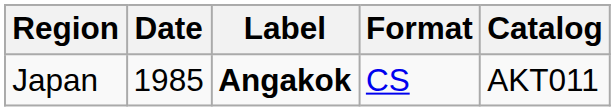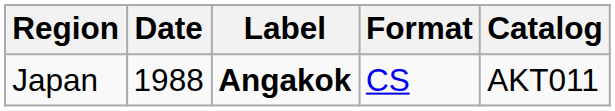(169, 79) 1985 -> (169, 79) 1988
